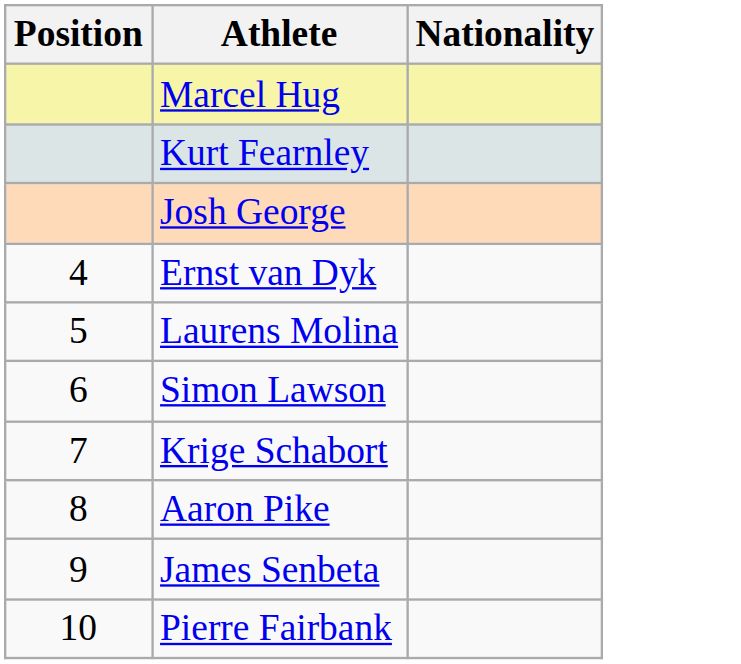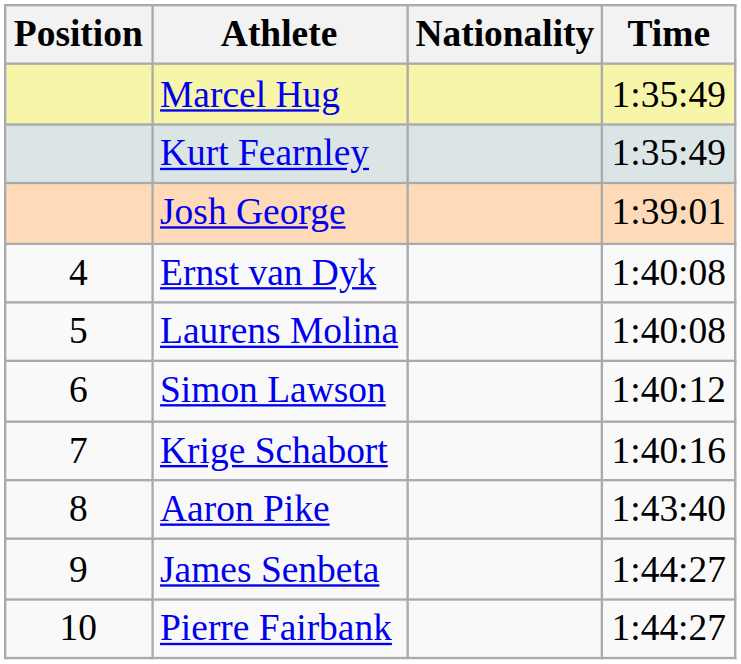+ column: (669, 34)
